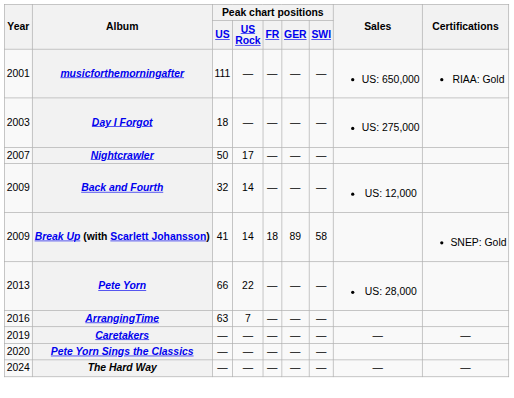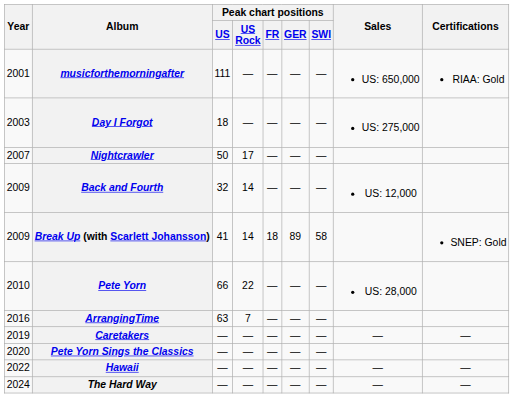(18, 286) 2013 -> (18, 286) 2010
+ row: (122, 368)
